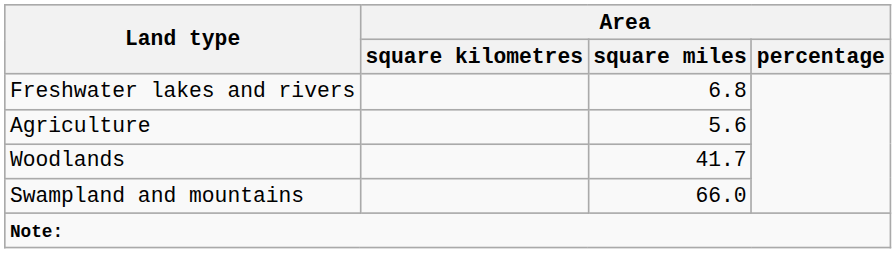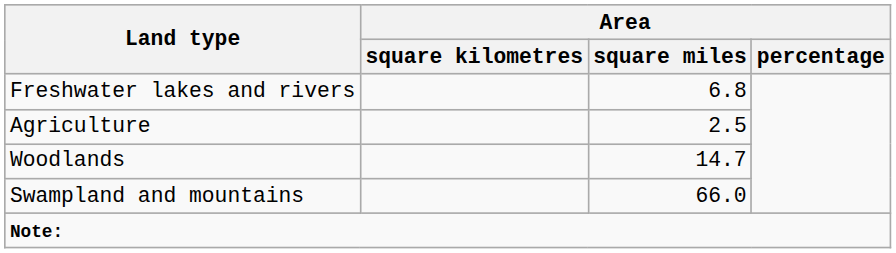(727, 126) 5.6 -> (727, 126) 2.5
(721, 161) 41.7 -> (721, 161) 14.7
